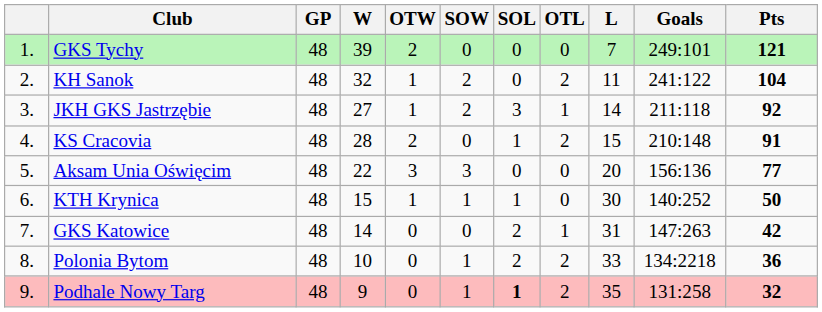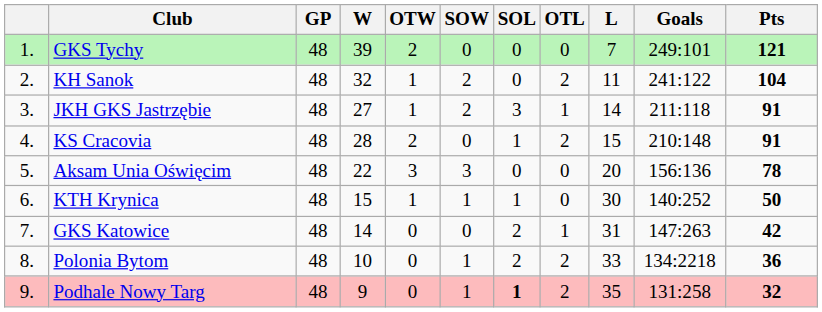(772, 110) 92 -> (772, 110) 91
(772, 170) 77 -> (772, 170) 78
